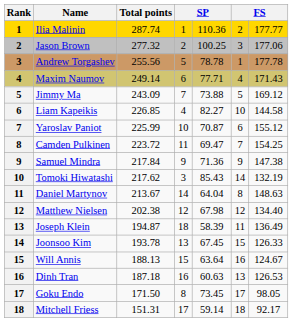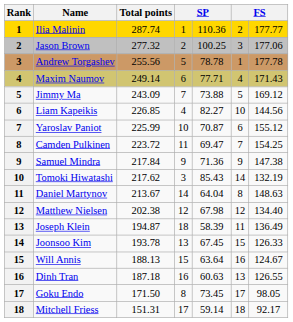(268, 111) 144.58 -> (268, 111) 144.56
(268, 276) 126.53 -> (268, 276) 126.55
